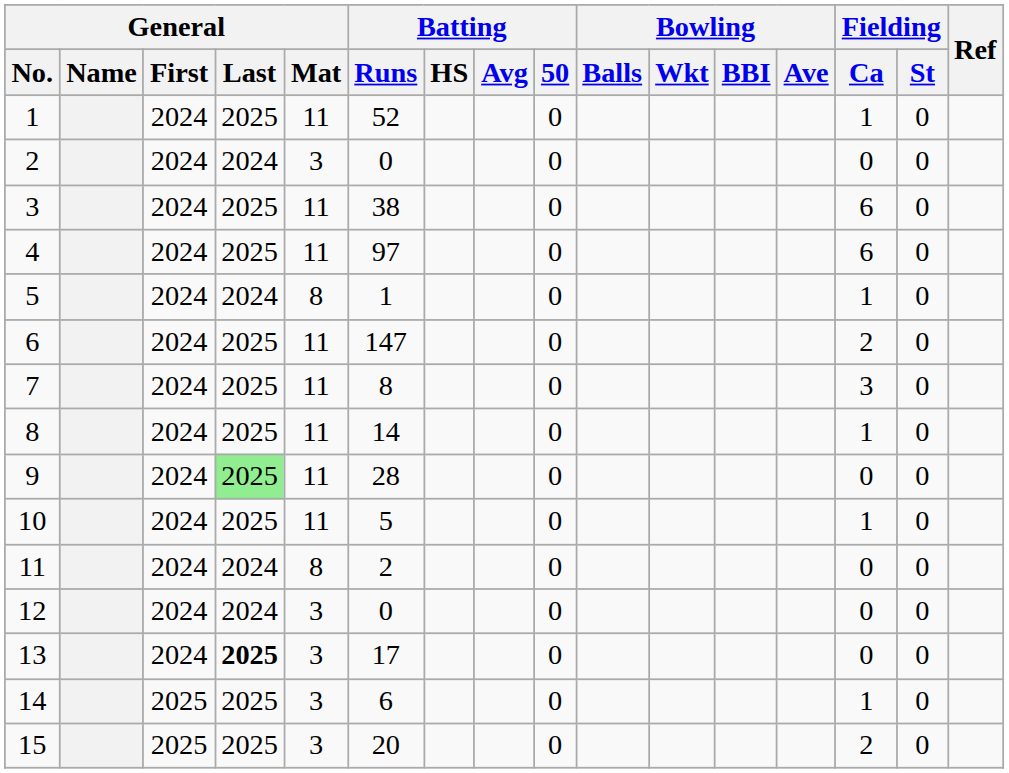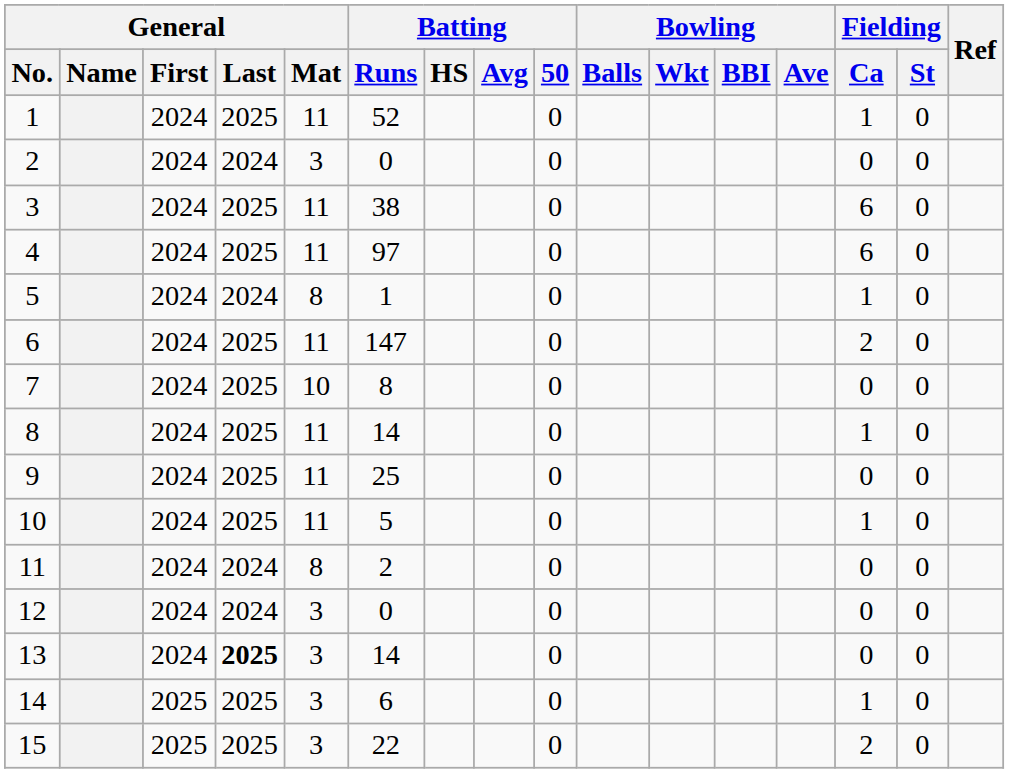(316, 386) 11 -> (316, 386) 10
(866, 386) 3 -> (866, 386) 0
(250, 476) lightgreen background -> (250, 476) no background
(386, 476) 28 -> (386, 476) 25
(386, 655) 17 -> (386, 655) 14
(386, 745) 20 -> (386, 745) 22
